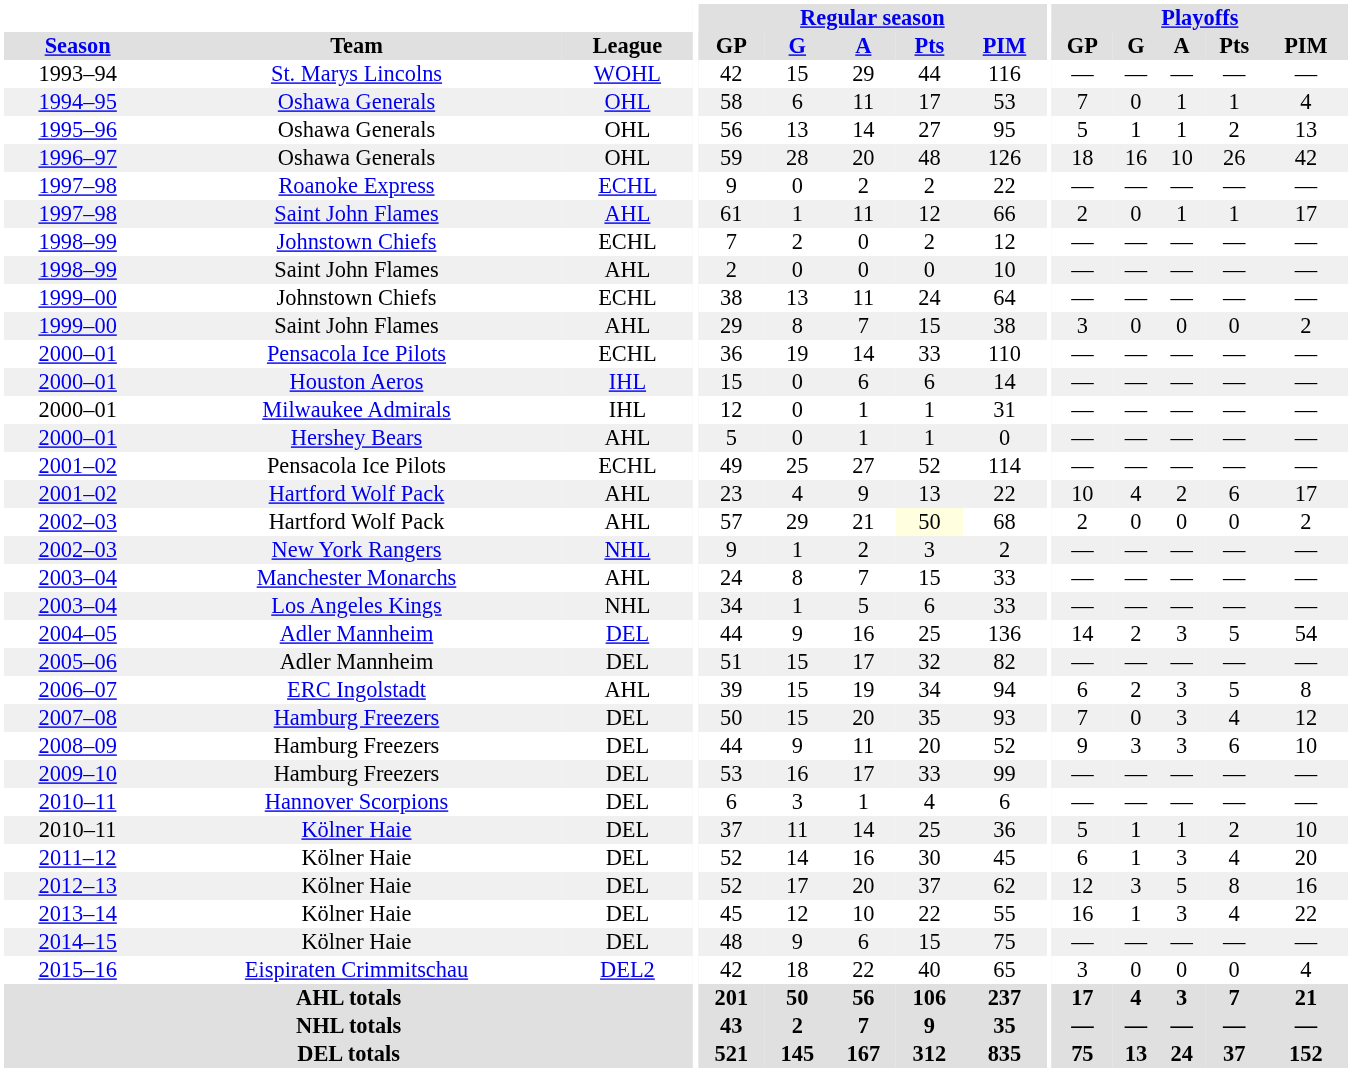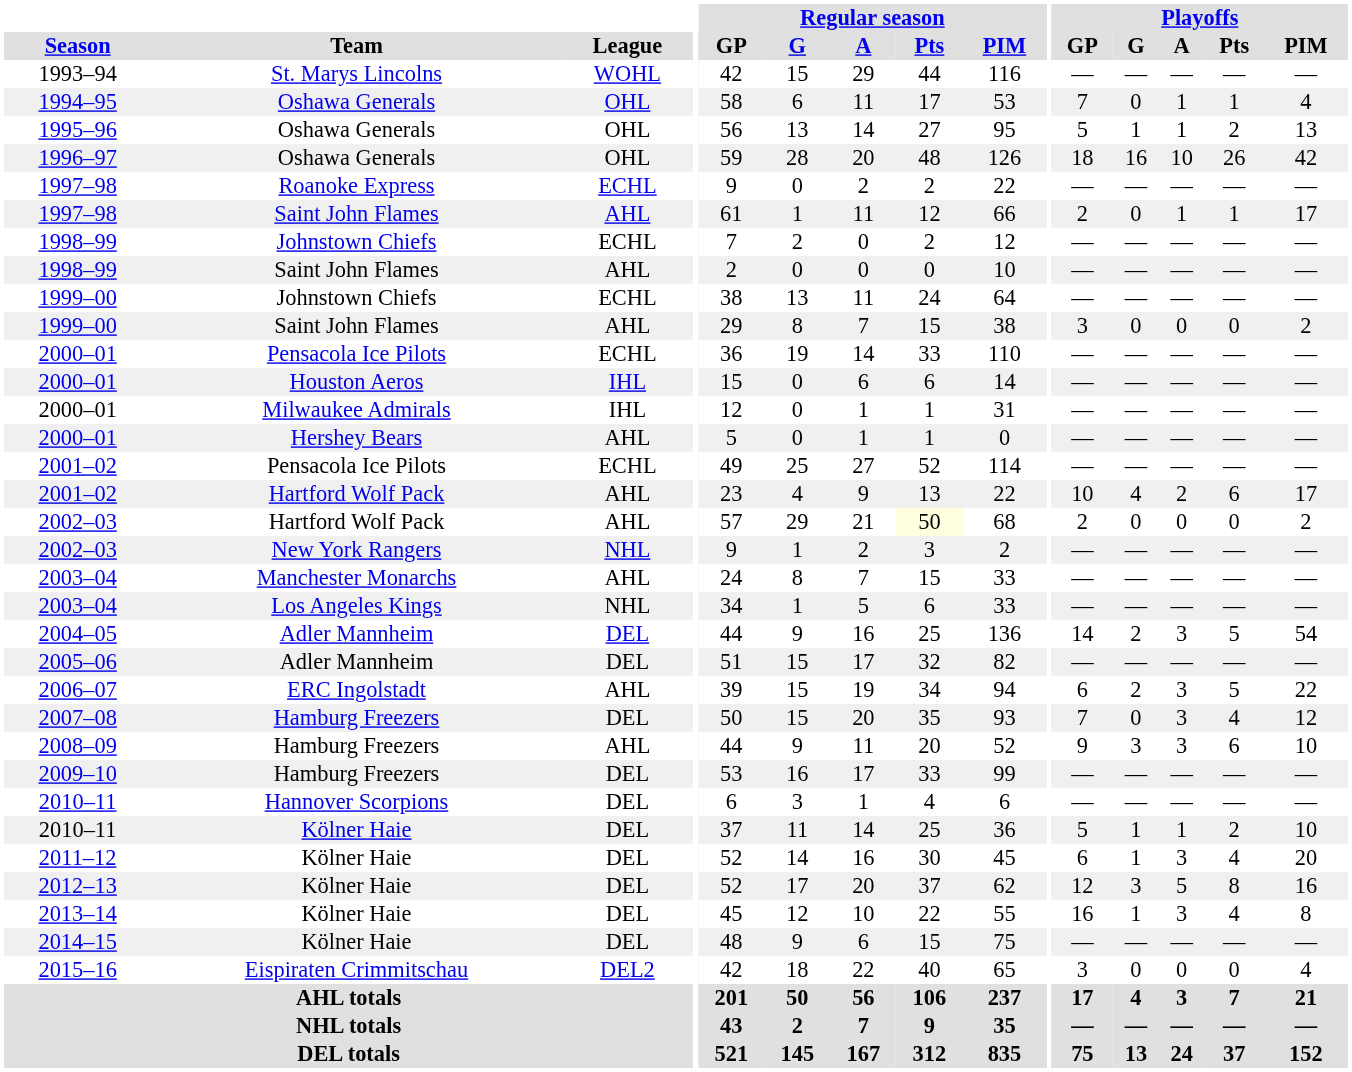(1306, 689) 8 -> (1306, 689) 22
(627, 745) DEL -> (627, 745) AHL
(1306, 913) 22 -> (1306, 913) 8
